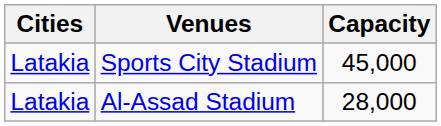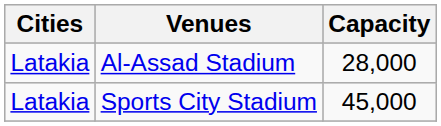rows swapped: (209, 62) <-> (198, 101)
